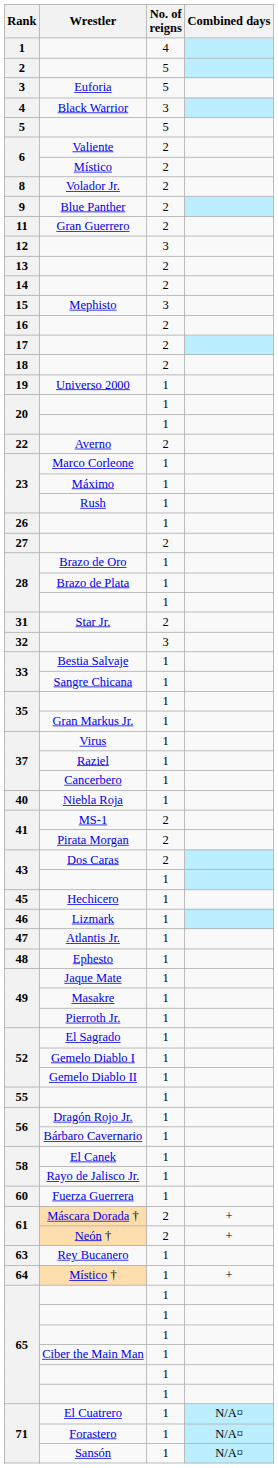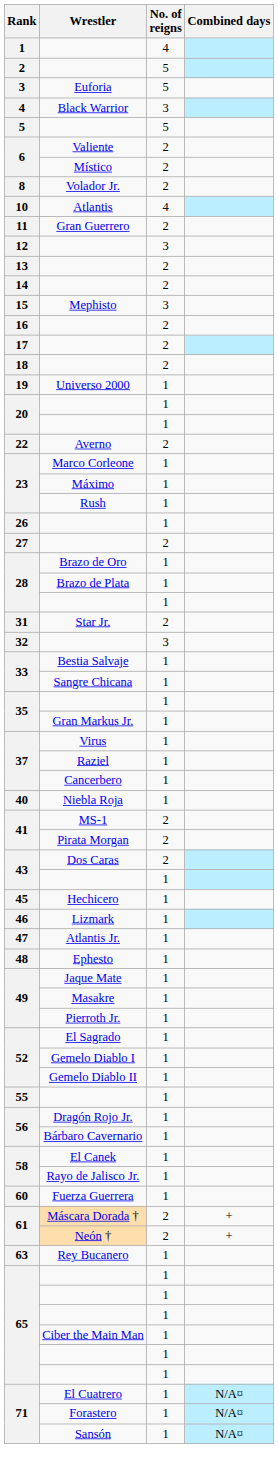- row: (22, 206)
+ row: (22, 206)
- row: (22, 1275)
